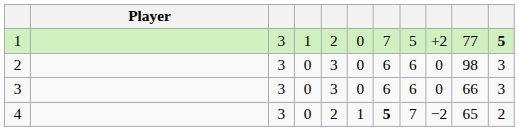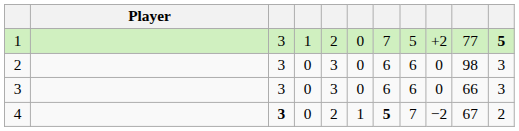(281, 114) normal -> (281, 114) bold
(470, 114) 65 -> (470, 114) 67
